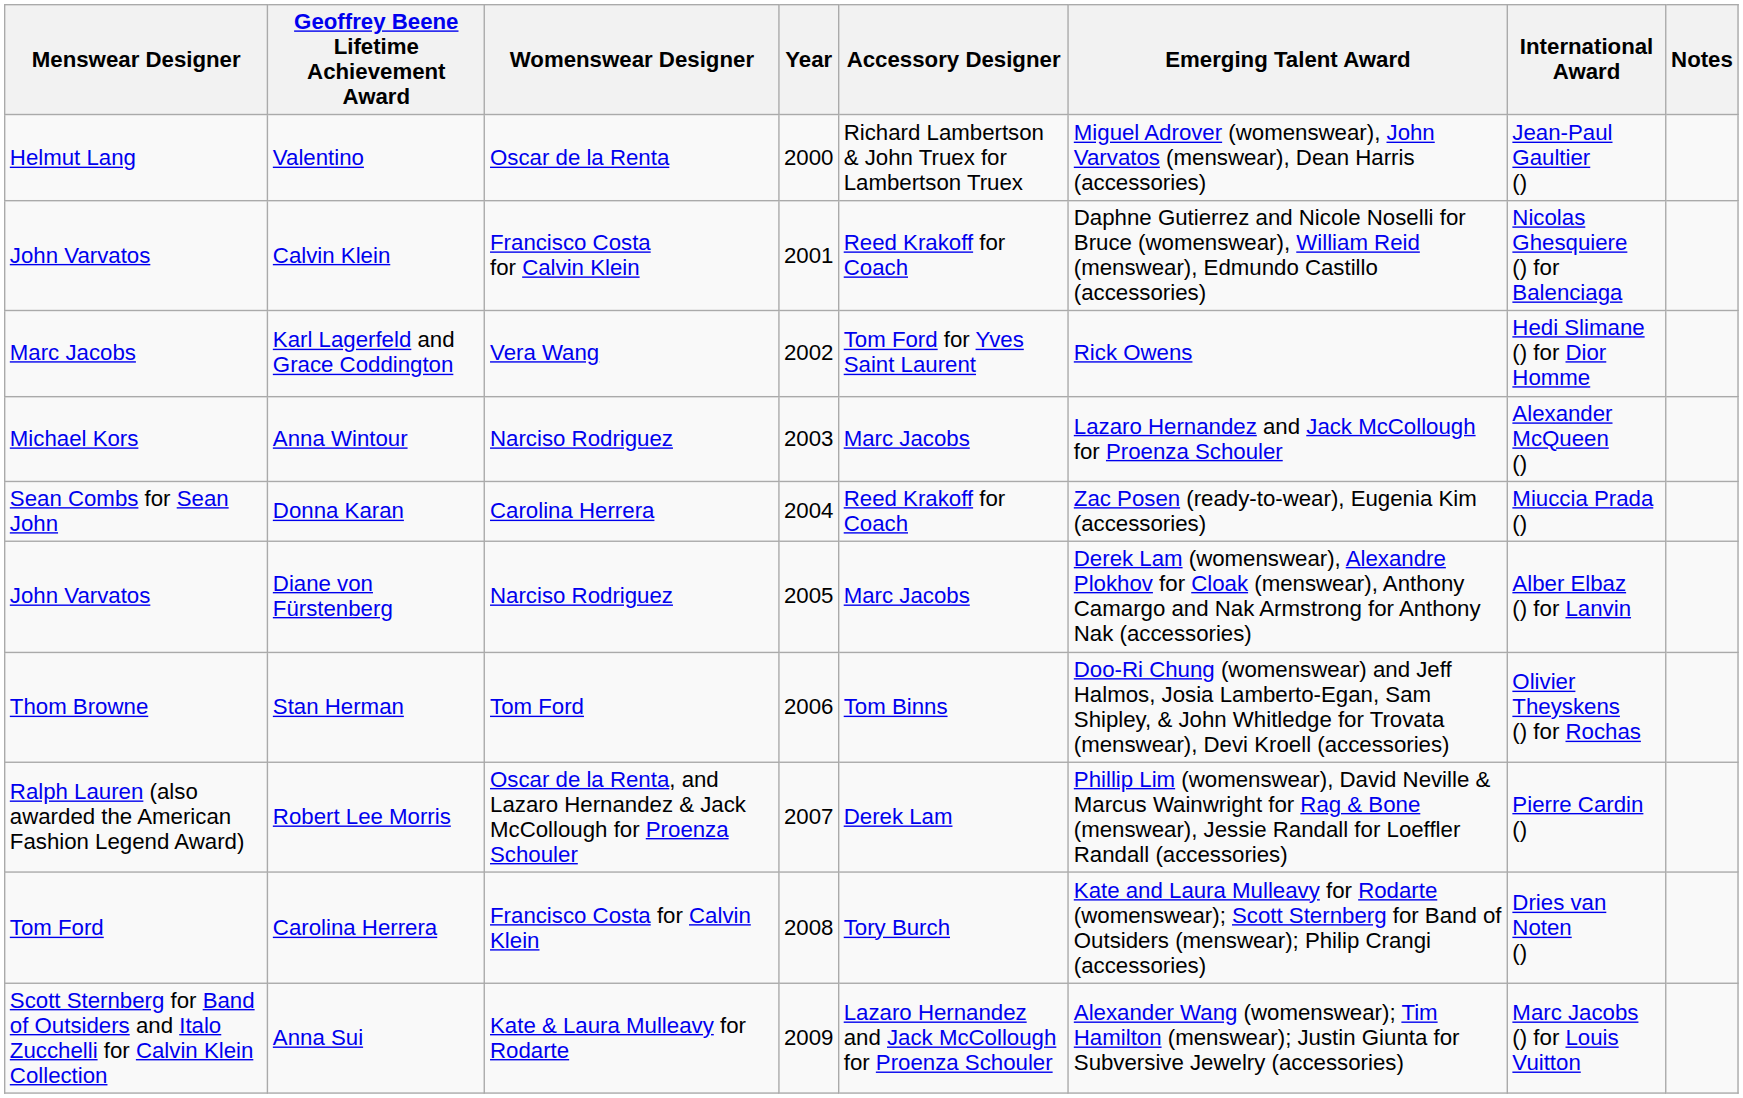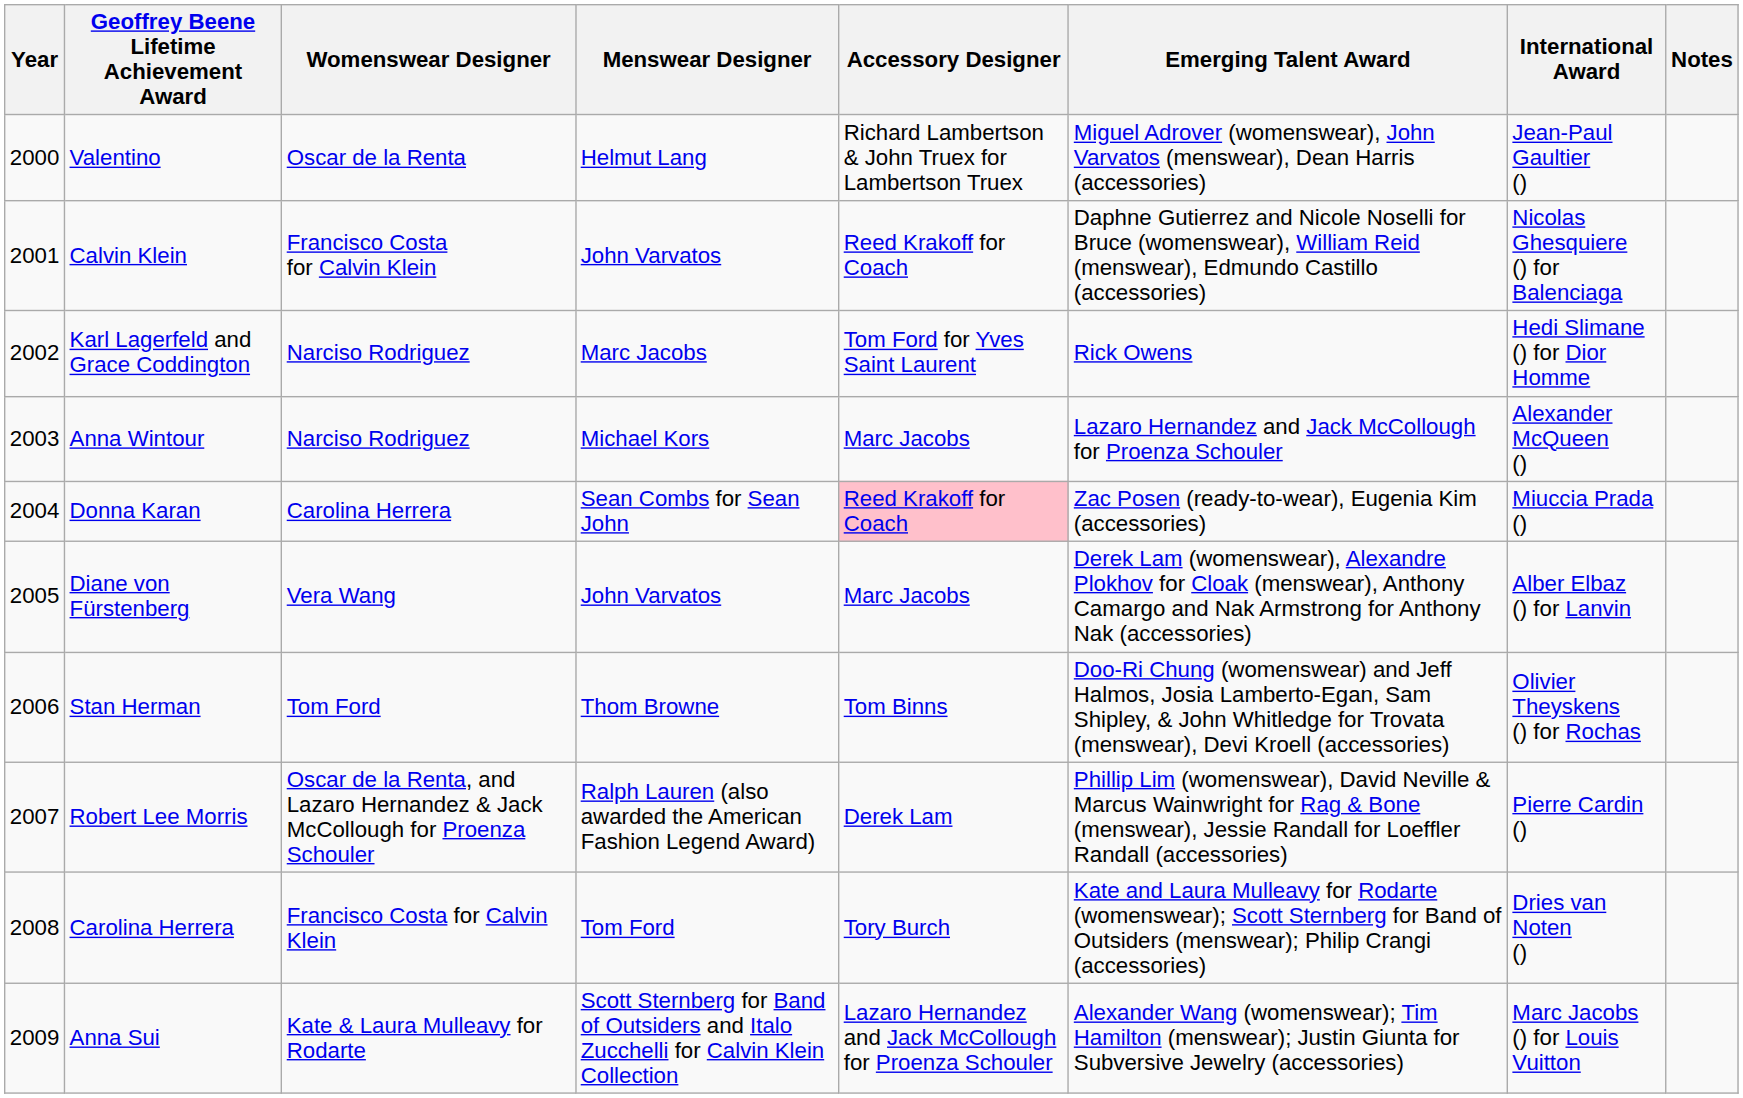columns swapped: (809, 59) <-> (136, 59)
(545, 353) Vera Wang -> (378, 353) Narciso Rodriguez
(924, 511) no background -> (924, 511) pink background
(581, 596) Narciso Rodriguez -> (341, 596) Vera Wang
